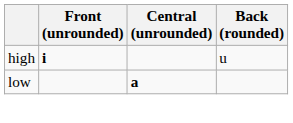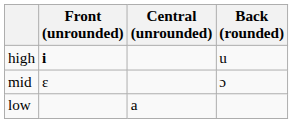+ row: (20, 81)
(134, 81) bold -> (134, 105) normal
